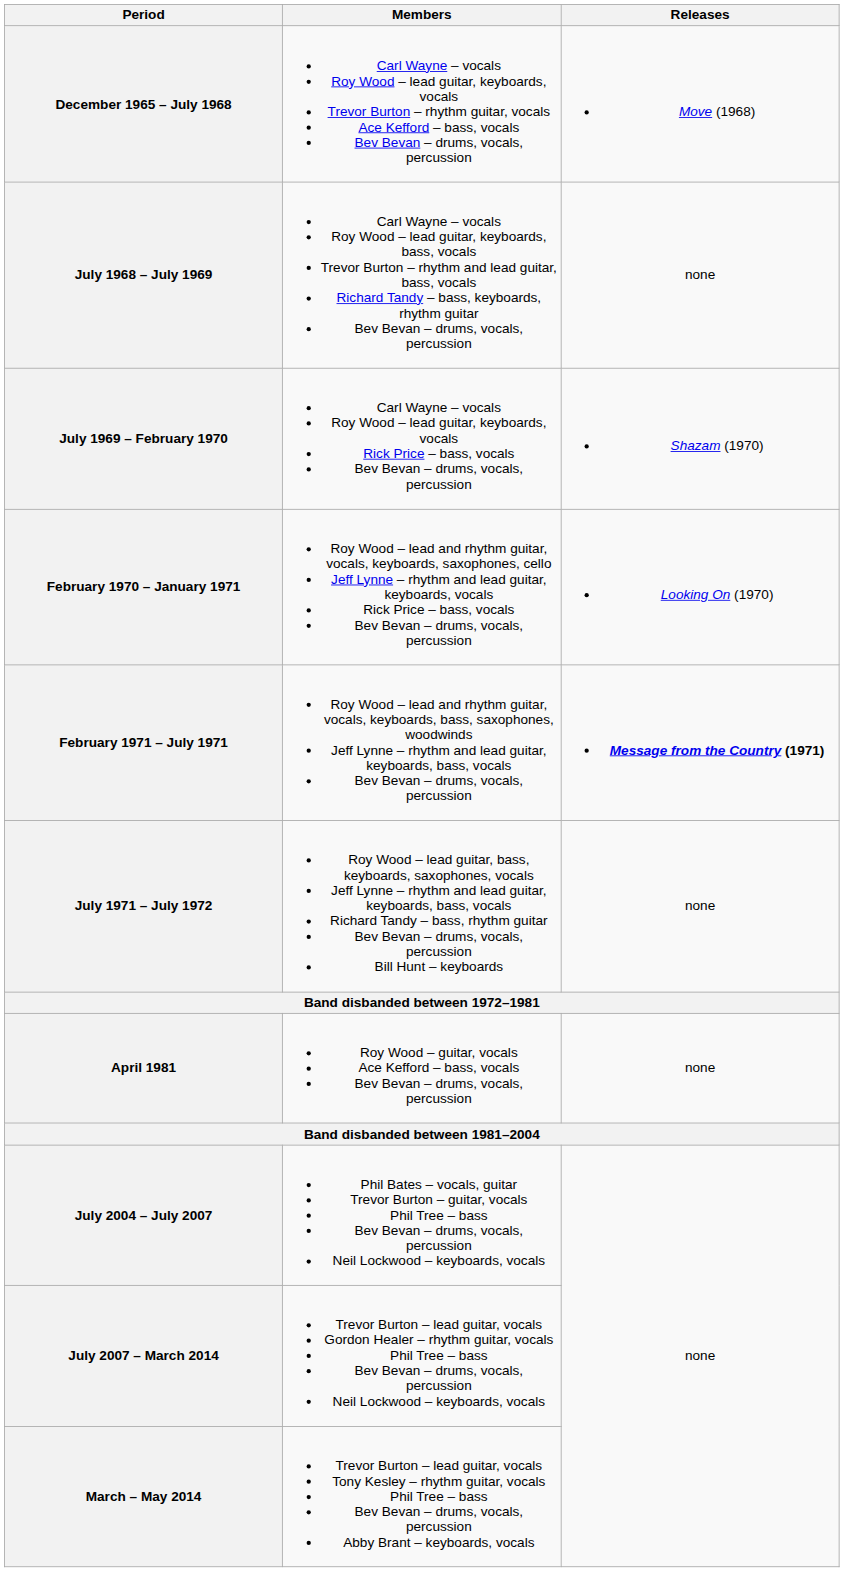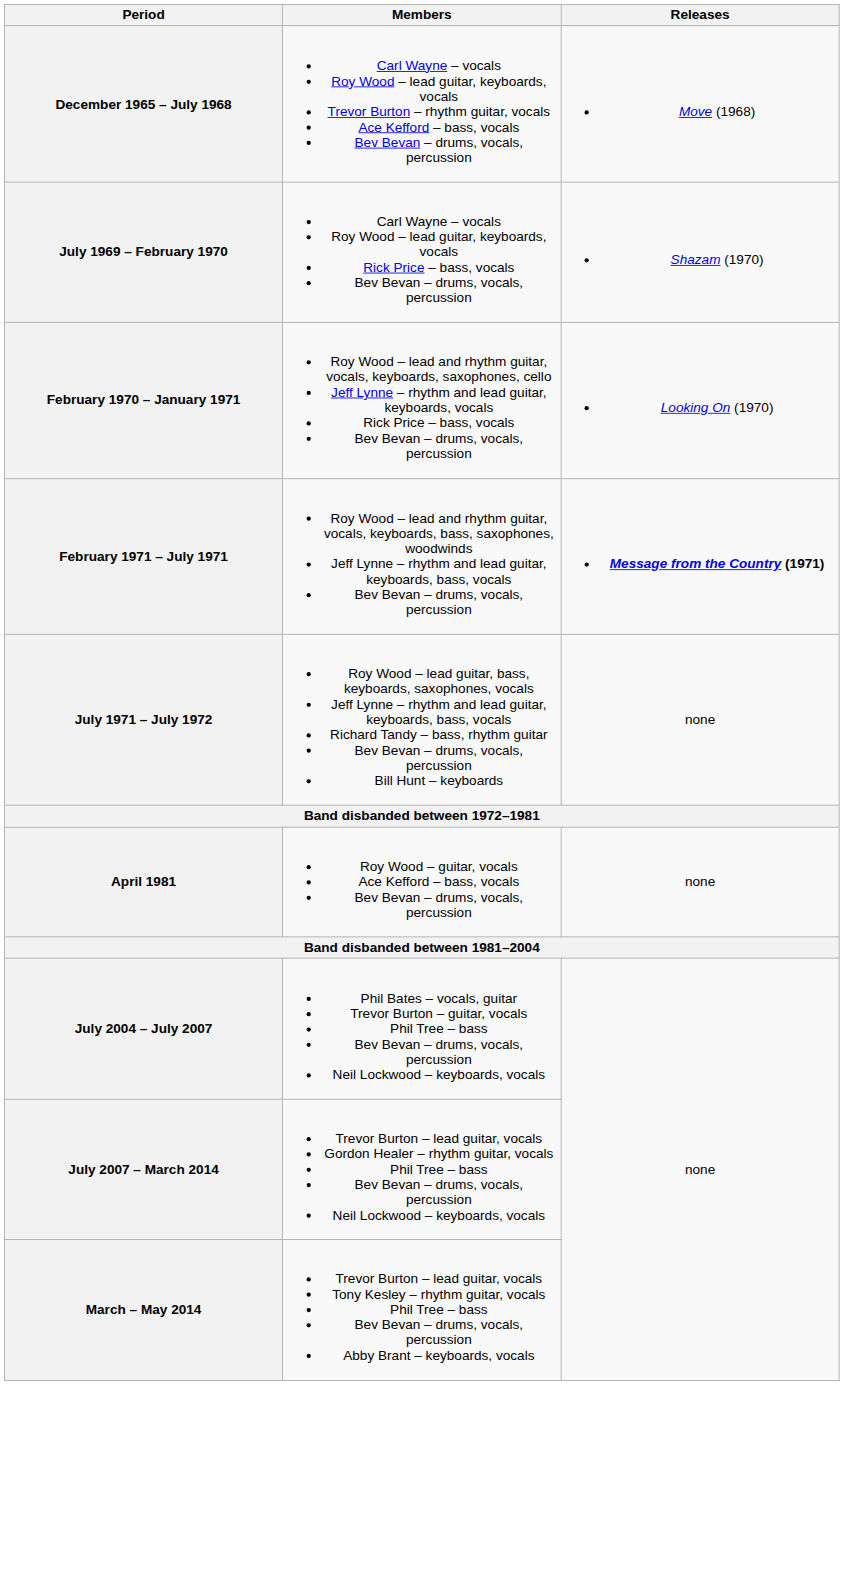- row: (144, 275)
